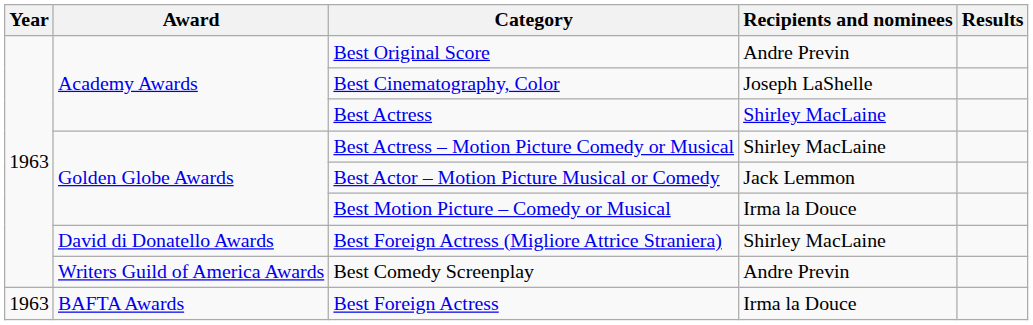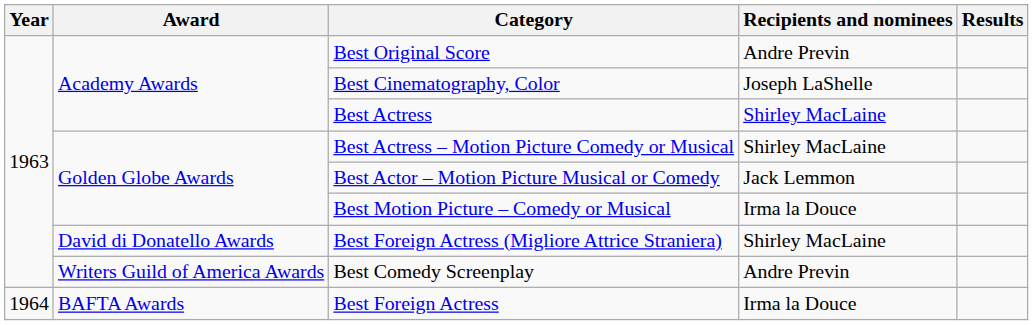(29, 303) 1963 -> (29, 303) 1964
